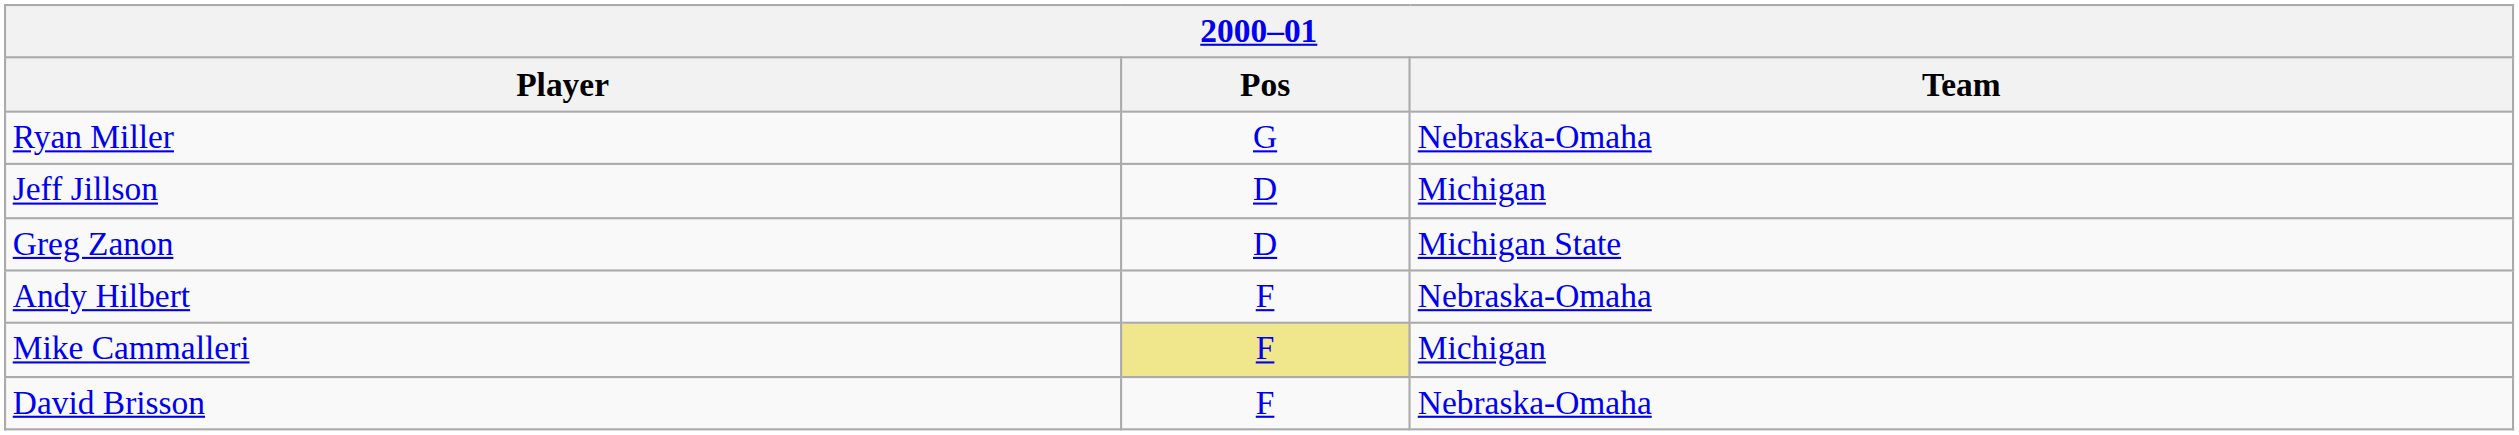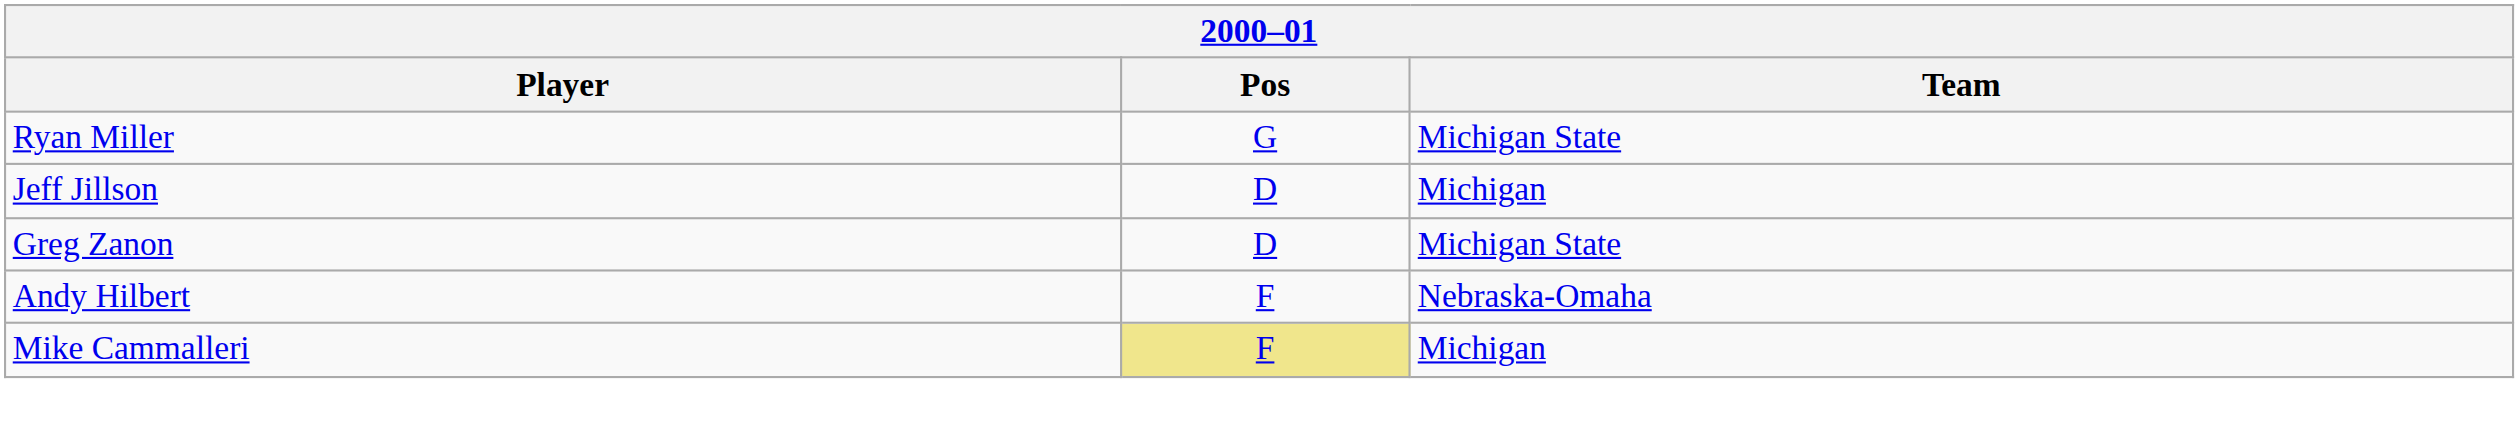(1535, 137) Nebraska-Omaha -> (1519, 137) Michigan State
- row: (109, 402)
